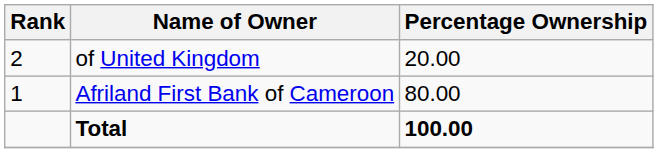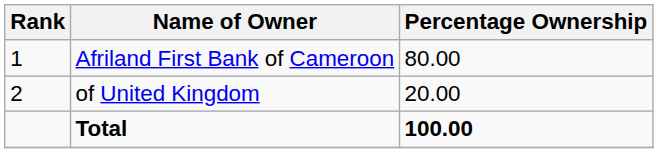rows swapped: (235, 93) <-> (168, 57)
